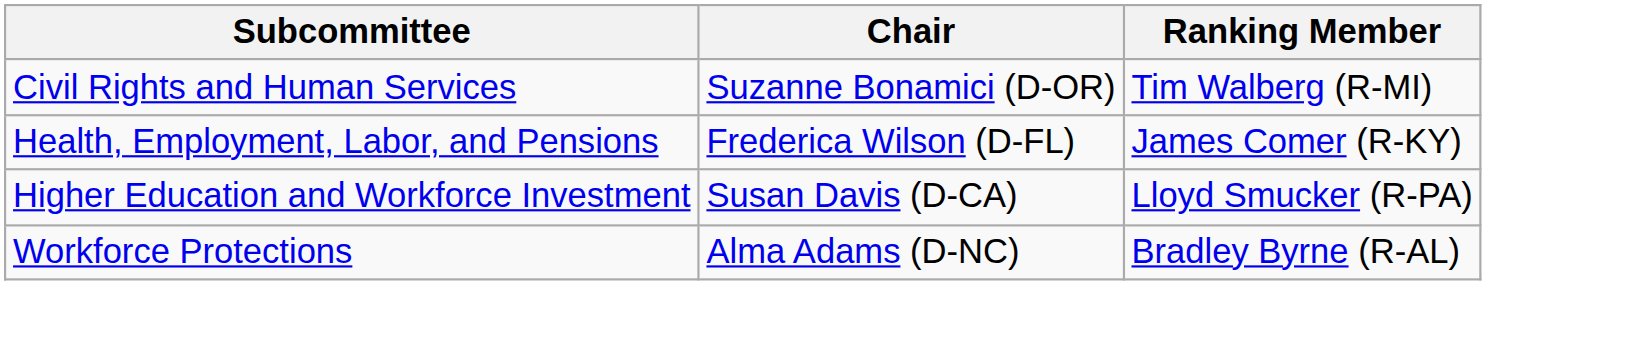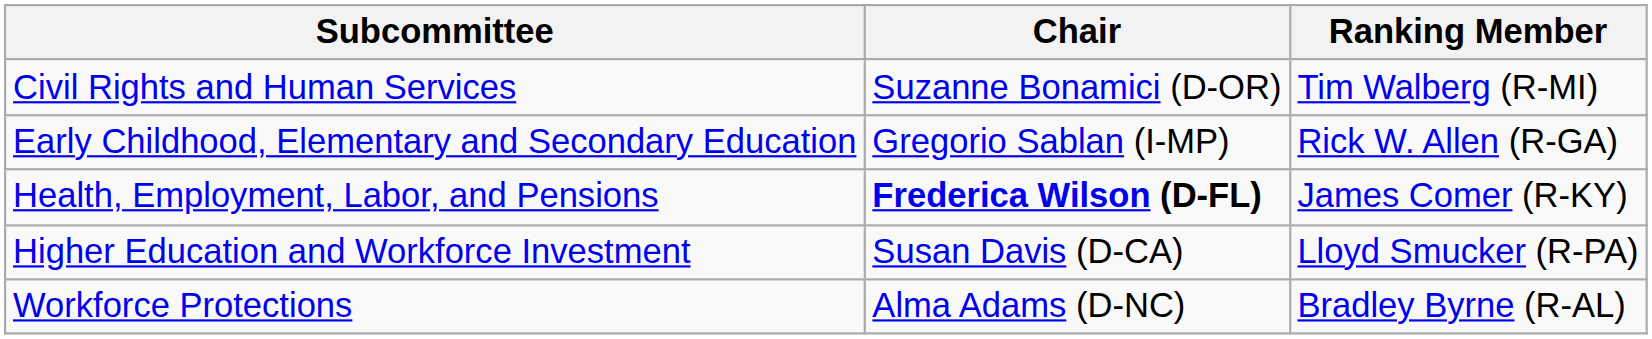+ row: (435, 141)
(891, 141) normal -> (1067, 196) bold
